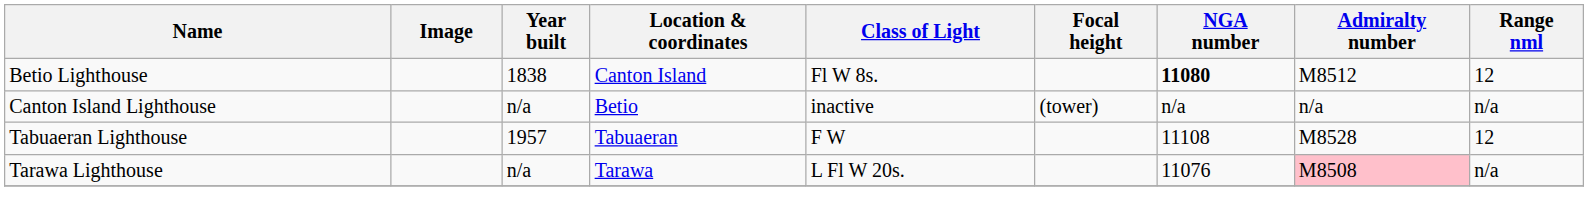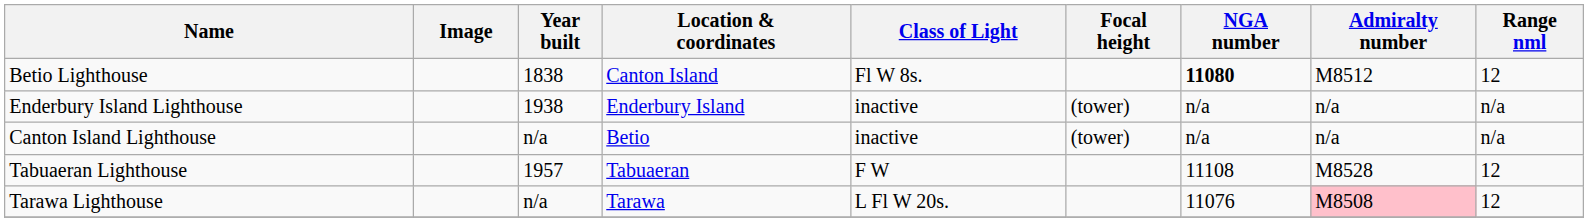+ row: (126, 106)
(1486, 169) n/a -> (1491, 201) 12
